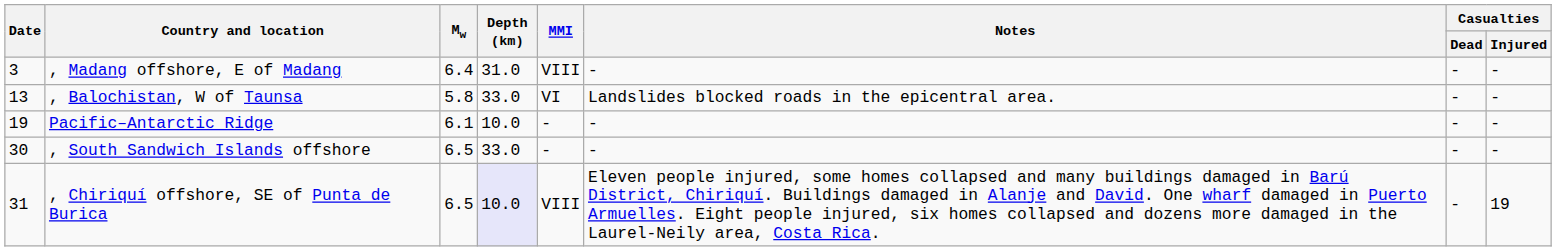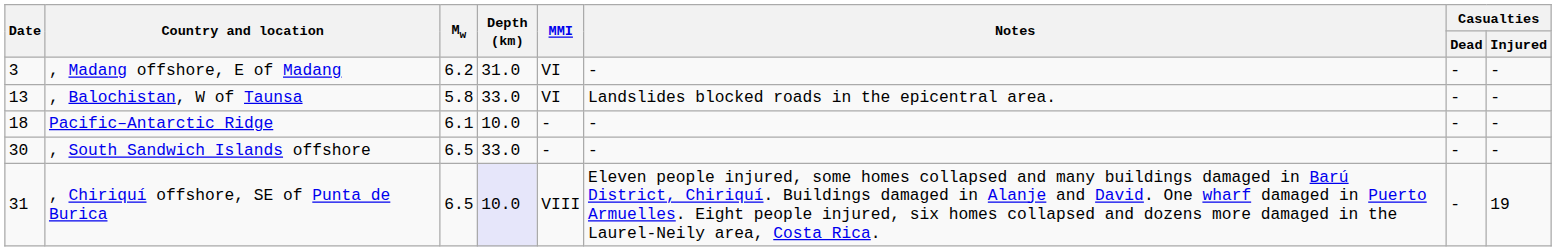(459, 71) 6.4 -> (459, 71) 6.2
(561, 71) VIII -> (551, 71) VI
(18, 124) 19 -> (18, 124) 18
